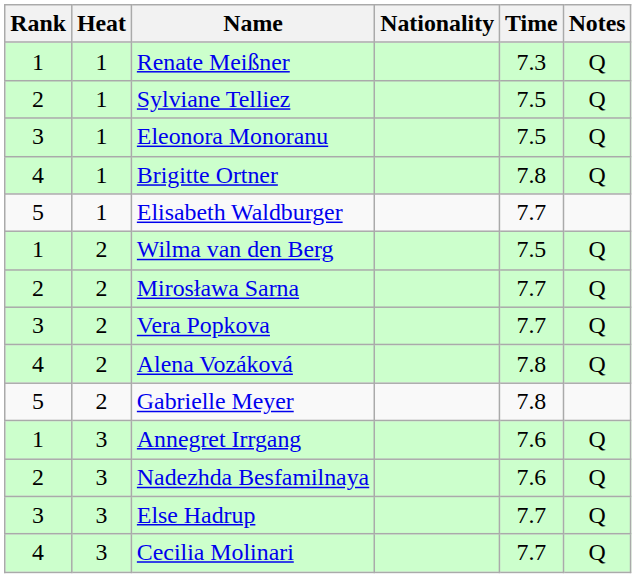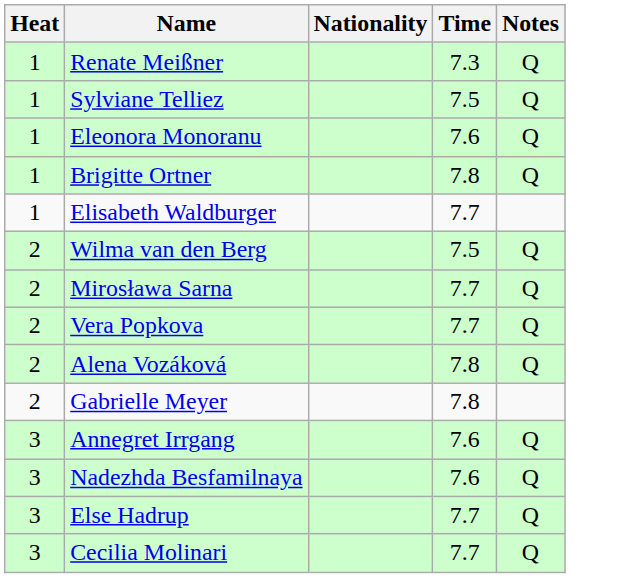- column: (38, 23)
(531, 136) 7.5 -> (465, 136) 7.6
